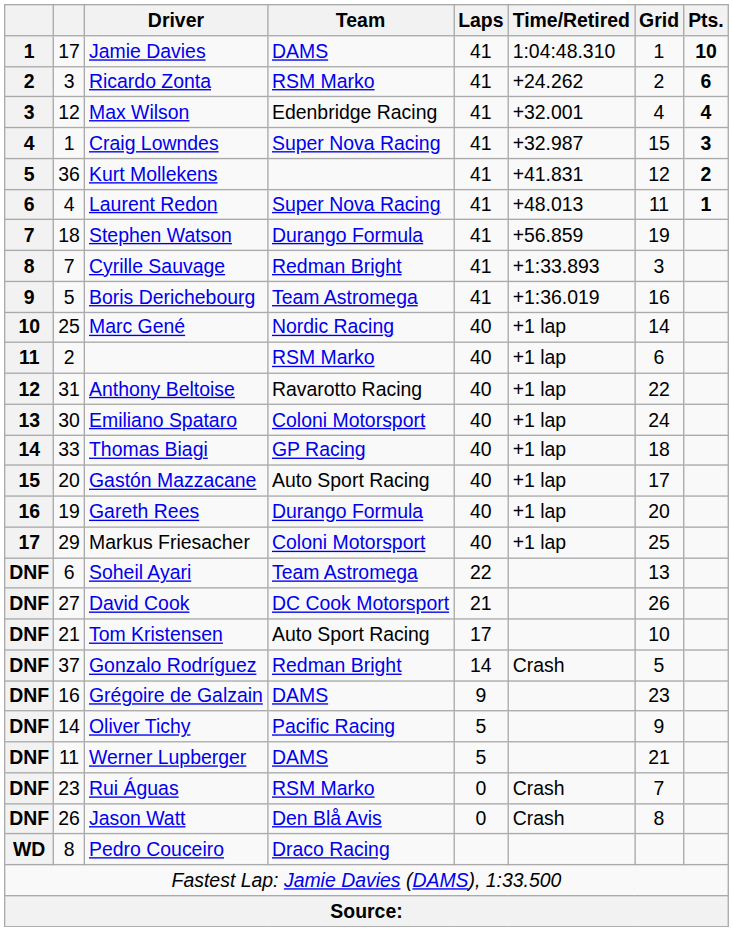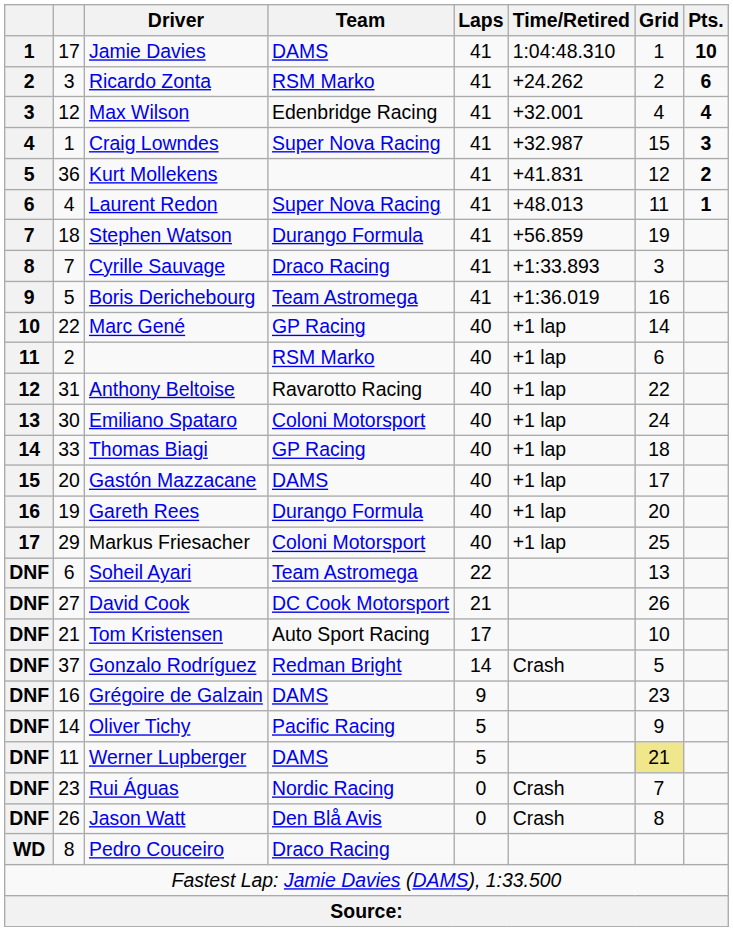(337, 266) Redman Bright -> (331, 266) Draco Racing
(69, 328) 25 -> (69, 328) 22
(333, 328) Nordic Racing -> (319, 328) GP Racing
(351, 481) Auto Sport Racing -> (300, 481) DAMS
(659, 758) no background -> (659, 758) khaki background
(323, 788) RSM Marko -> (333, 788) Nordic Racing
